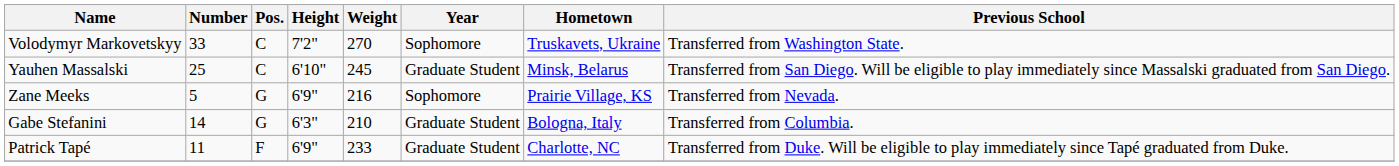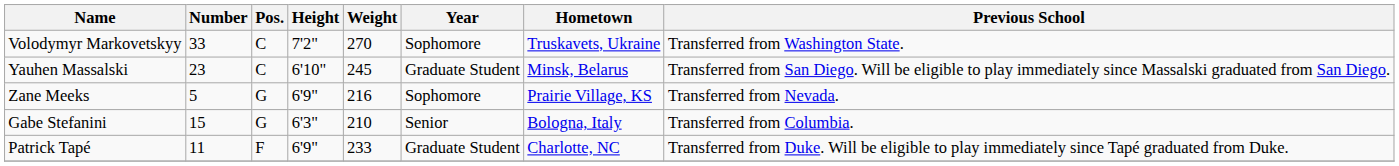(197, 69) 25 -> (197, 69) 23
(197, 122) 14 -> (197, 122) 15
(462, 122) Graduate Student -> (426, 122) Senior
